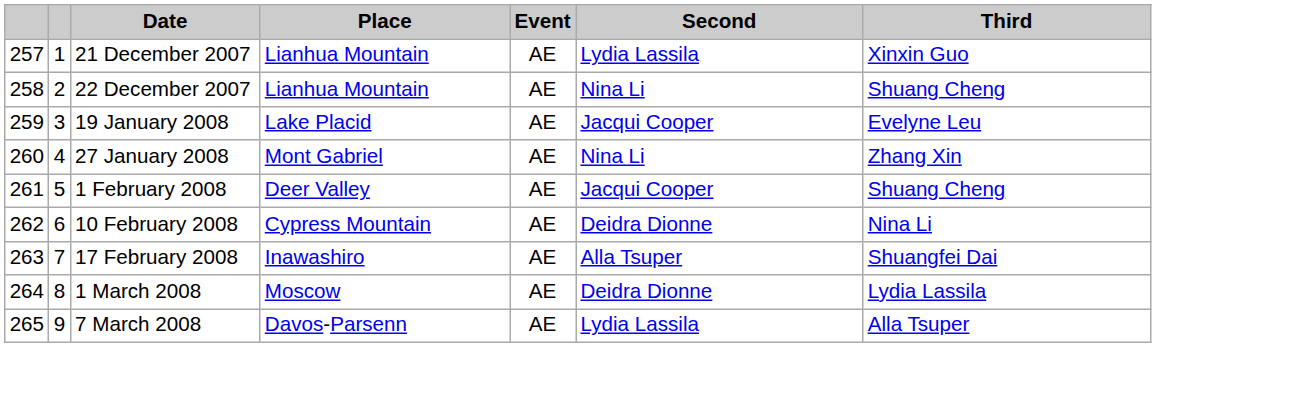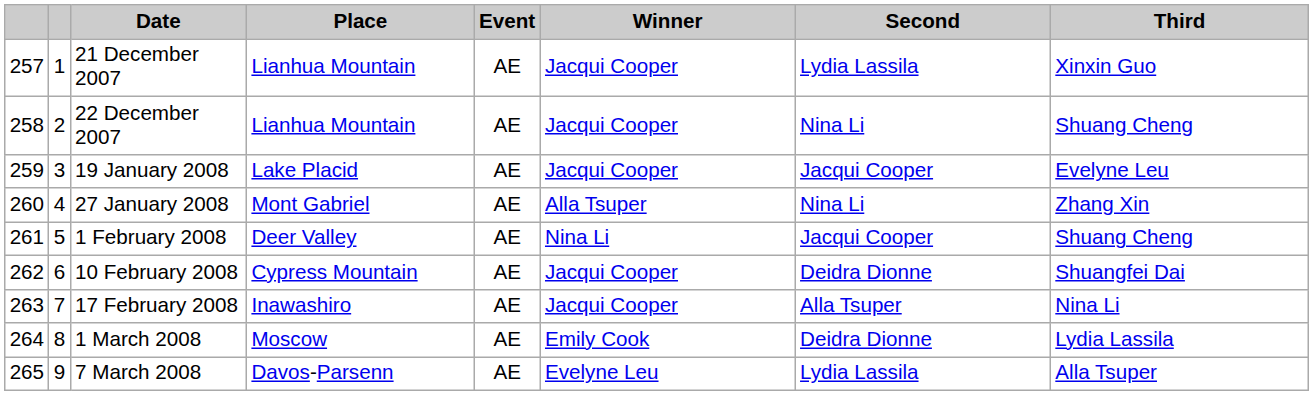+ column: (668, 21)
(900, 223) Nina Li -> (1120, 271) Shuangfei Dai
(933, 257) Shuangfei Dai -> (1087, 305) Nina Li
